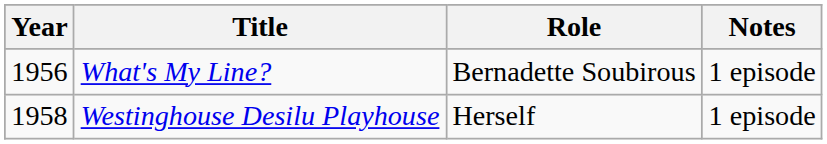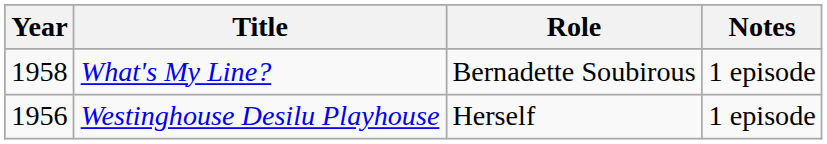(40, 71) 1956 -> (40, 71) 1958
(40, 116) 1958 -> (40, 116) 1956
